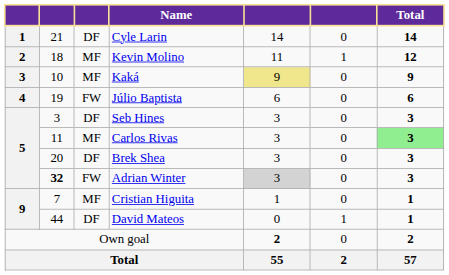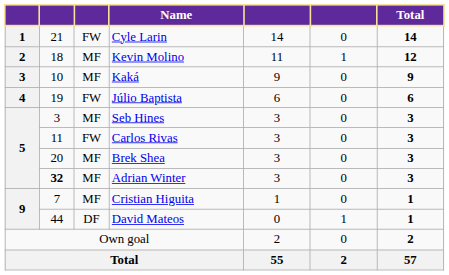(92, 36) DF -> (92, 36) FW
(277, 77) khaki background -> (277, 77) no background
(92, 117) DF -> (92, 117) MF
(92, 138) MF -> (92, 138) FW
(410, 138) lightgreen background -> (410, 138) no background
(92, 158) DF -> (92, 158) MF
(92, 178) FW -> (92, 178) MF
(277, 178) lightgrey background -> (277, 178) no background
(277, 239) bold -> (277, 239) normal
